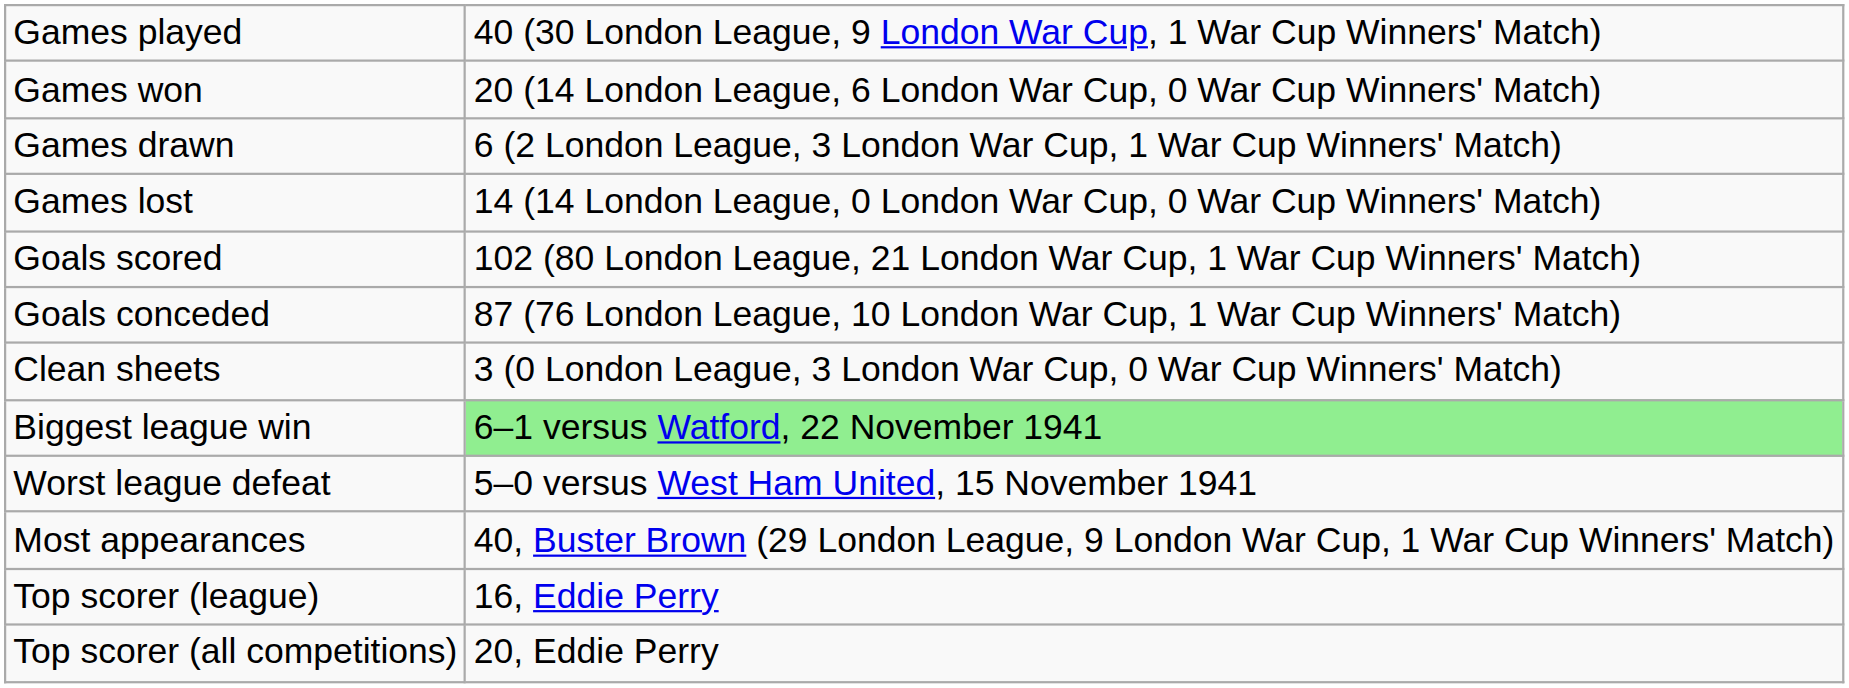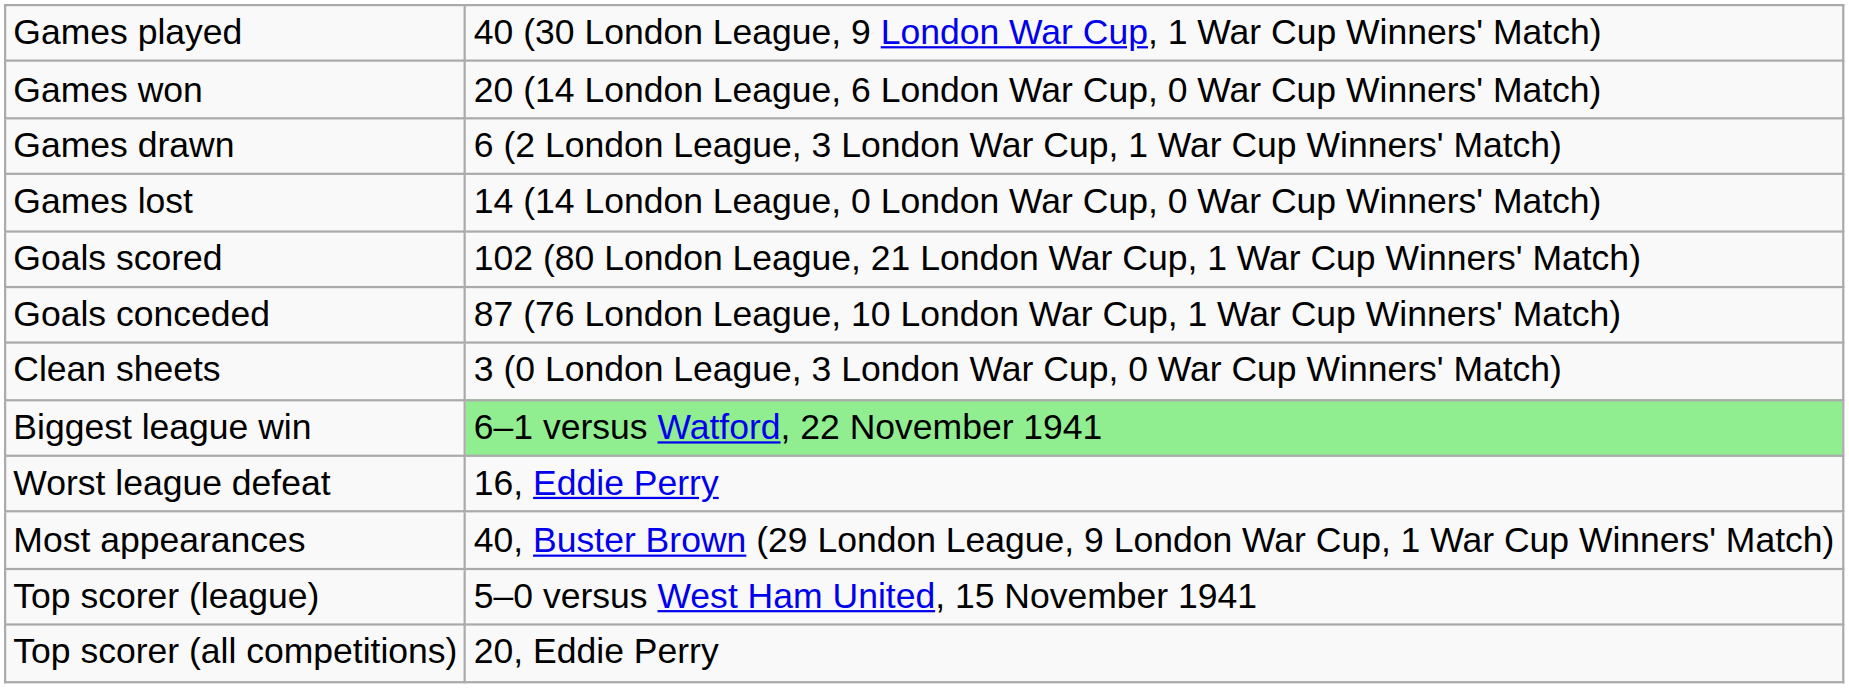(865, 483) 5–0 versus West Ham United, 15 November 1941 -> (596, 483) 16, Eddie Perry
(596, 595) 16, Eddie Perry -> (865, 595) 5–0 versus West Ham United, 15 November 1941
